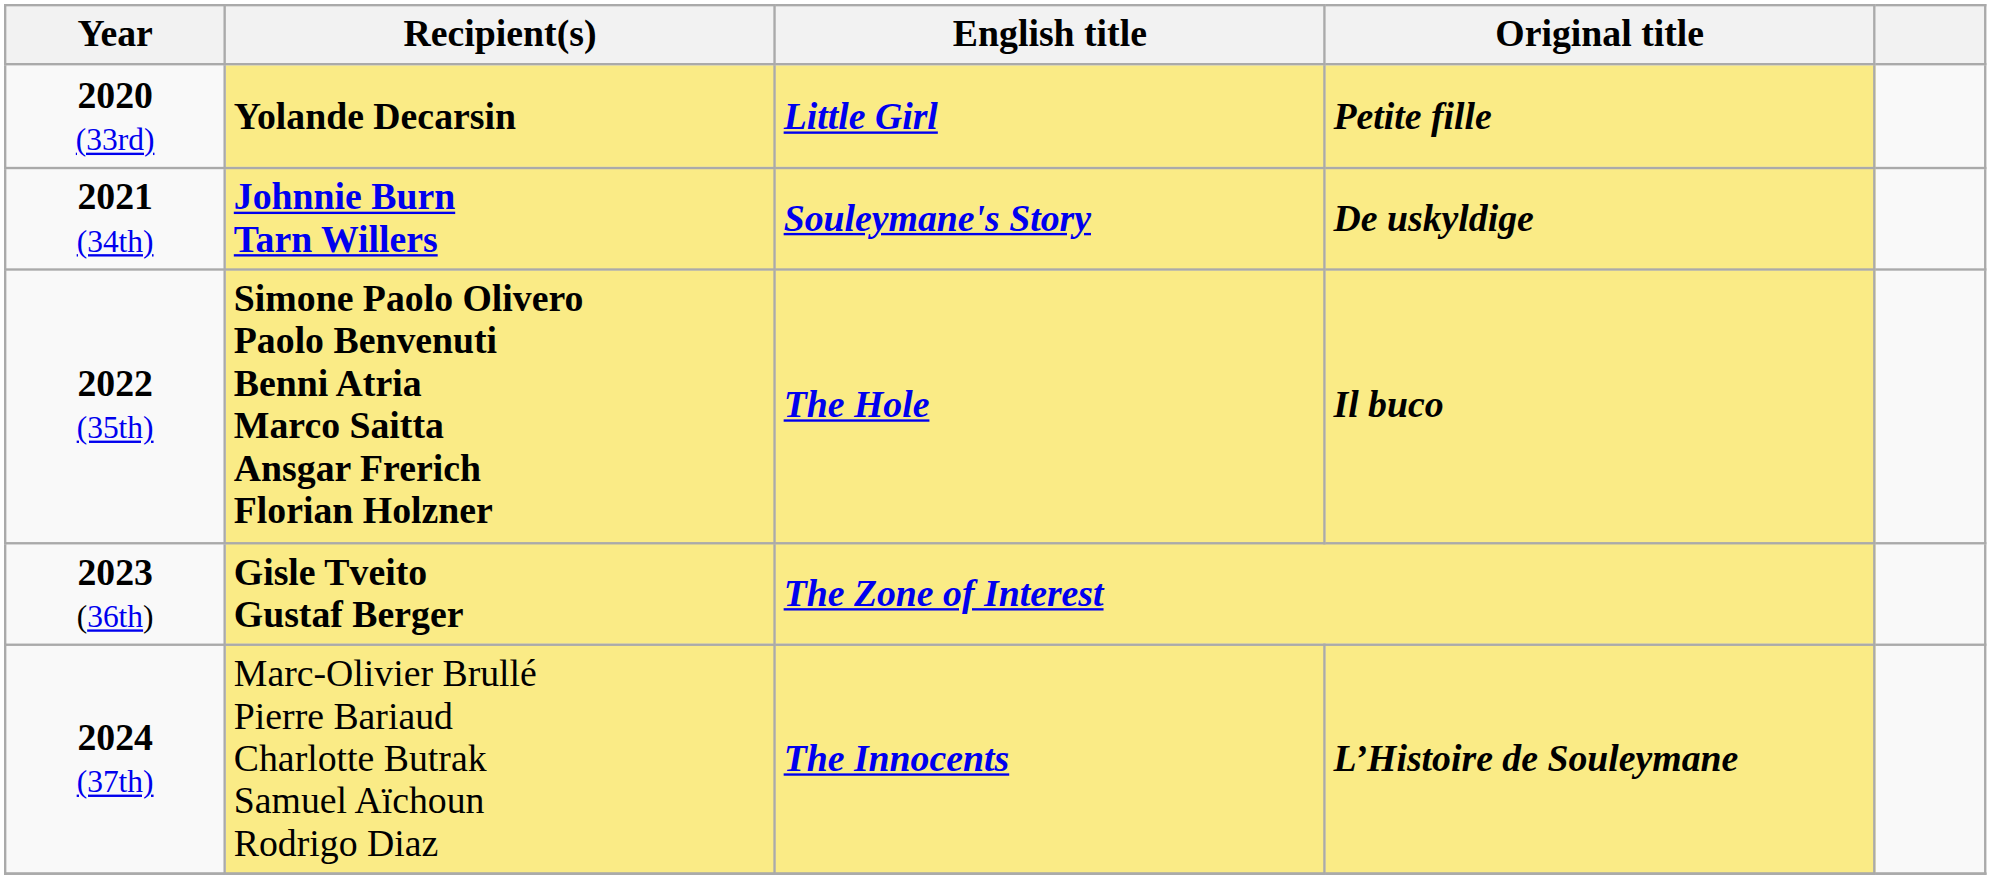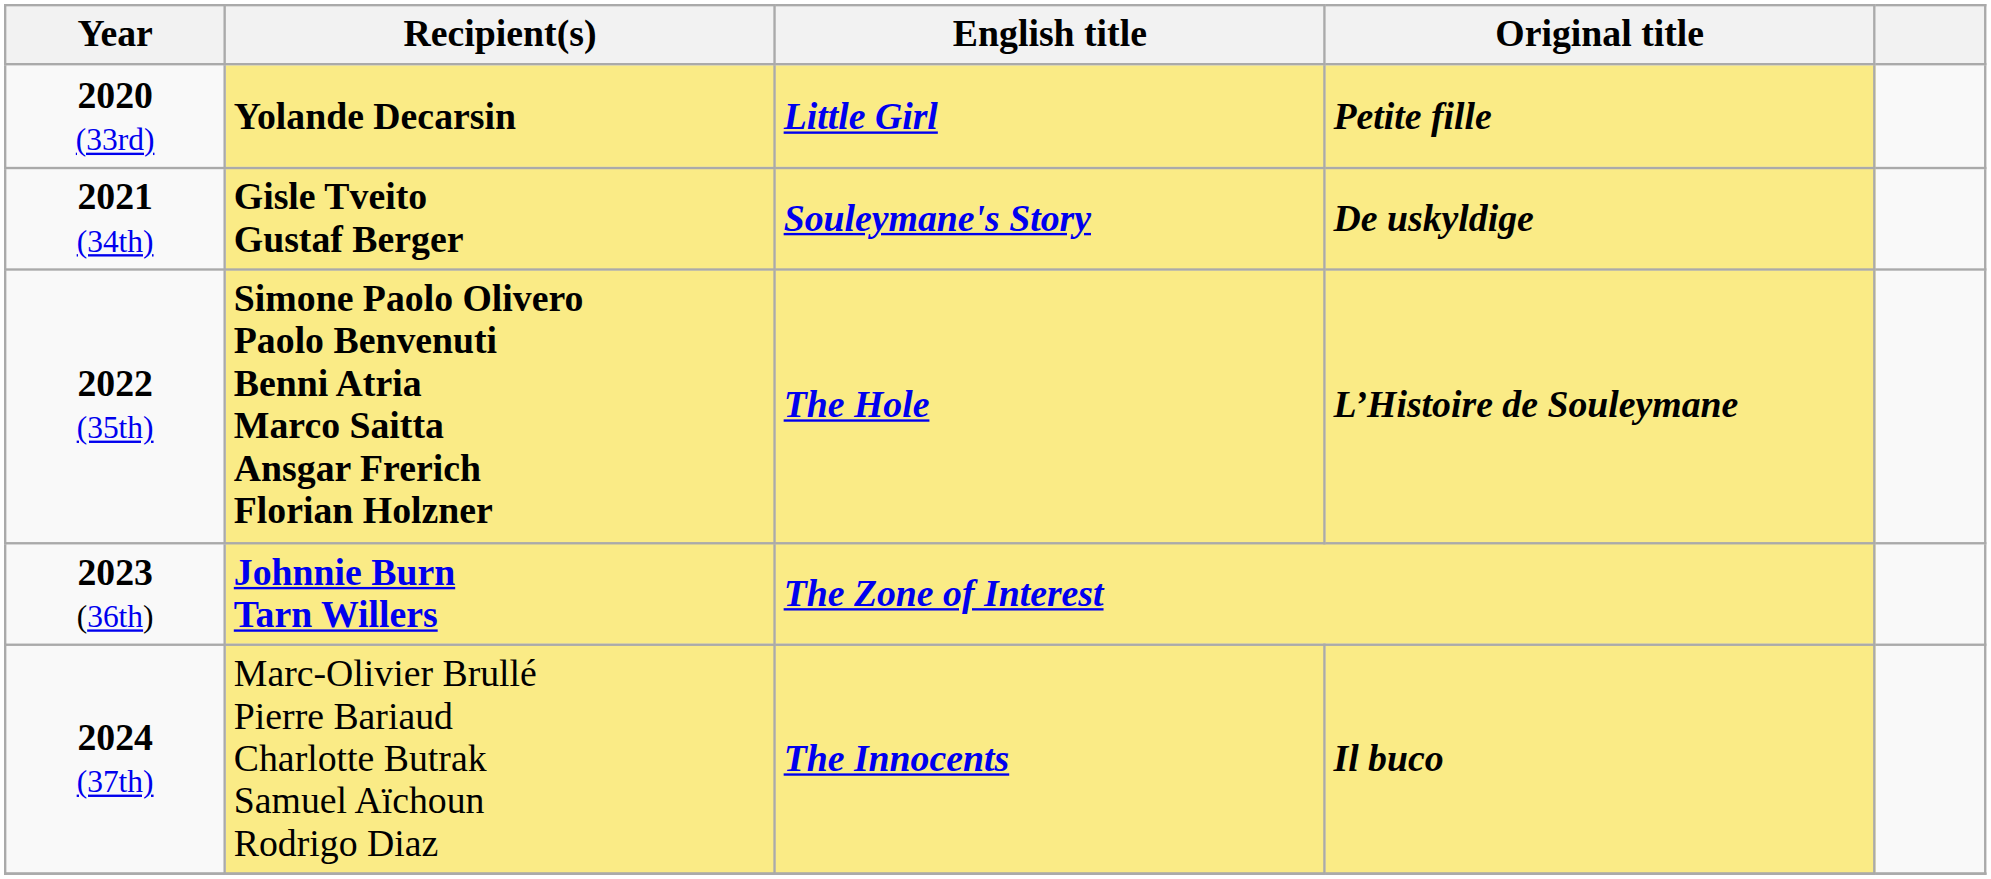(345, 217) Johnnie Burn Tarn Willers -> (349, 217) Gisle Tveito Gustaf Berger
(1389, 405) Il buco -> (1536, 405) L’Histoire de Souleymane
(349, 592) Gisle Tveito Gustaf Berger -> (345, 592) Johnnie Burn Tarn Willers
(1536, 758) L’Histoire de Souleymane -> (1389, 758) Il buco
